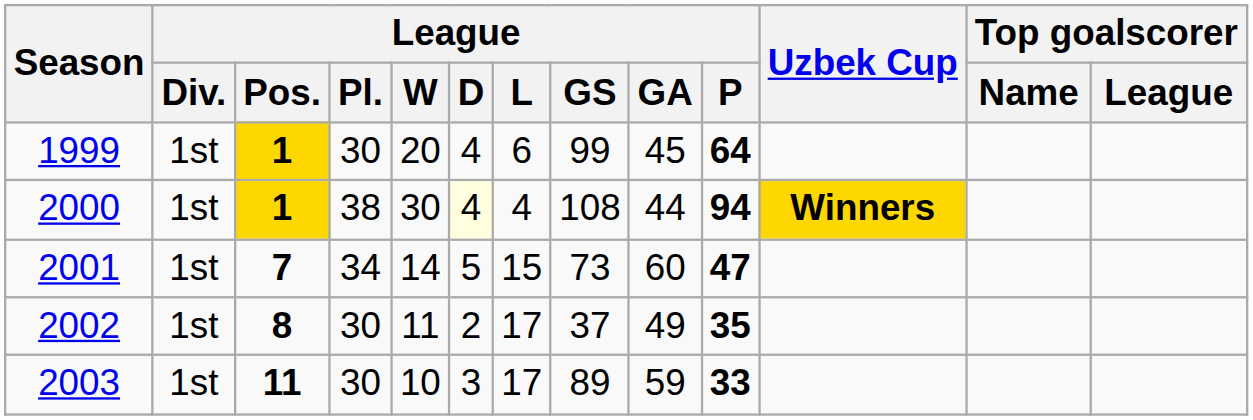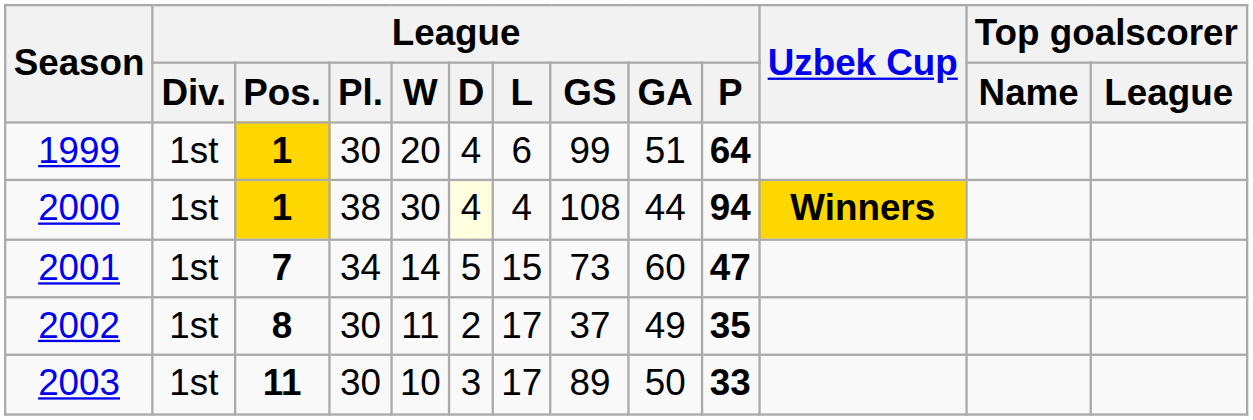(665, 150) 45 -> (665, 150) 51
(665, 383) 59 -> (665, 383) 50
